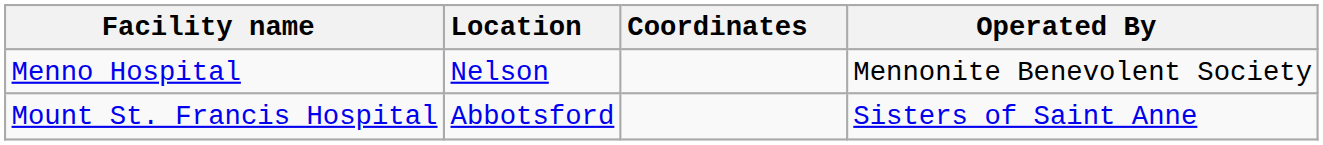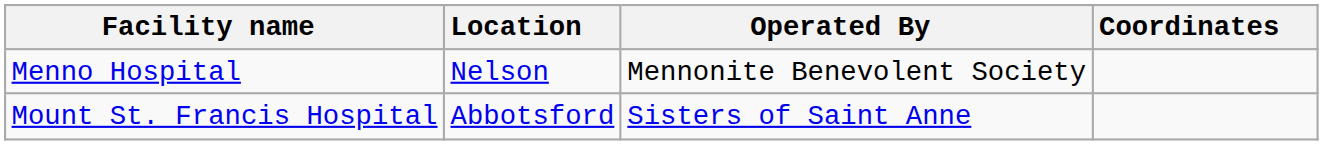columns swapped: (1083, 27) <-> (734, 27)
